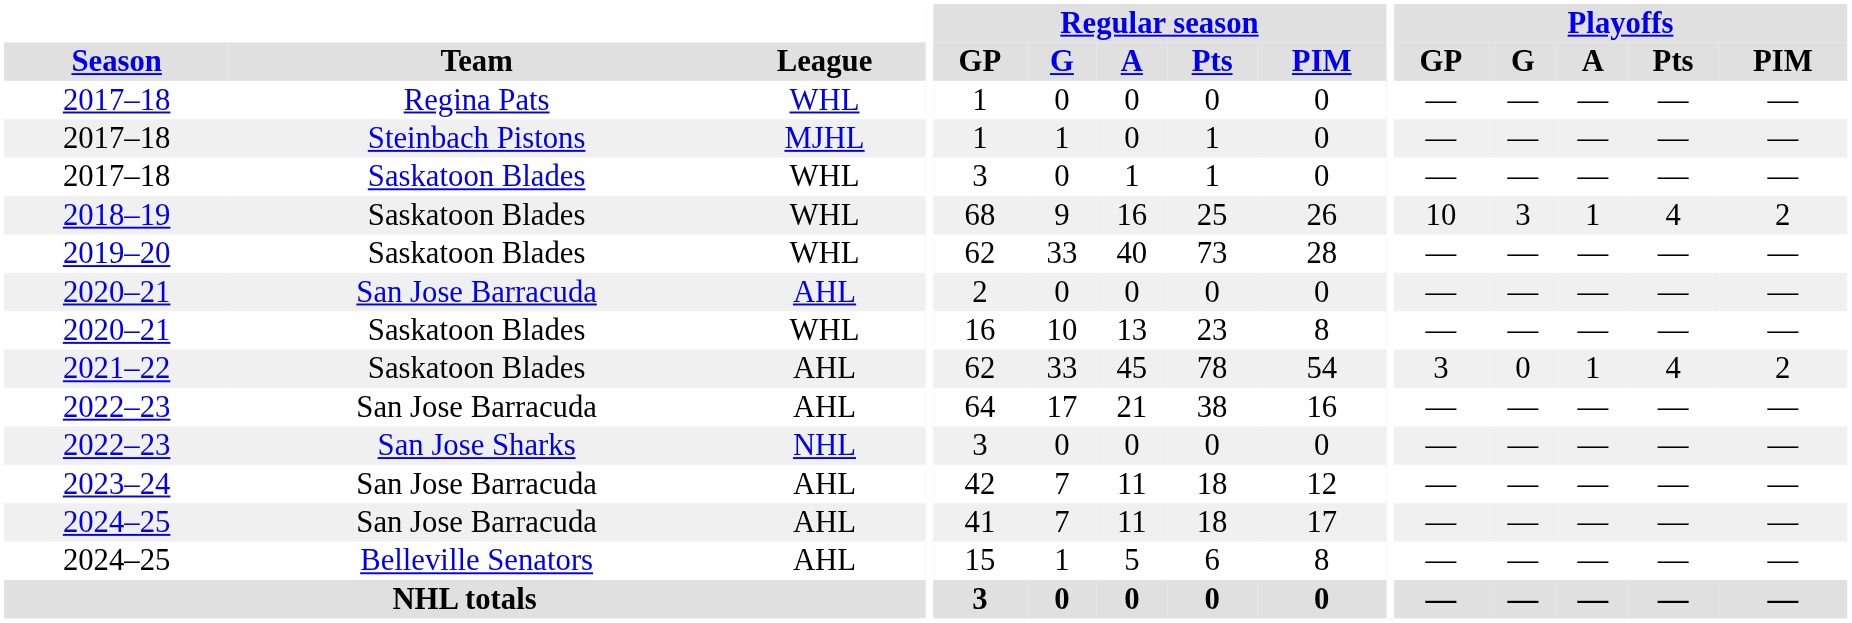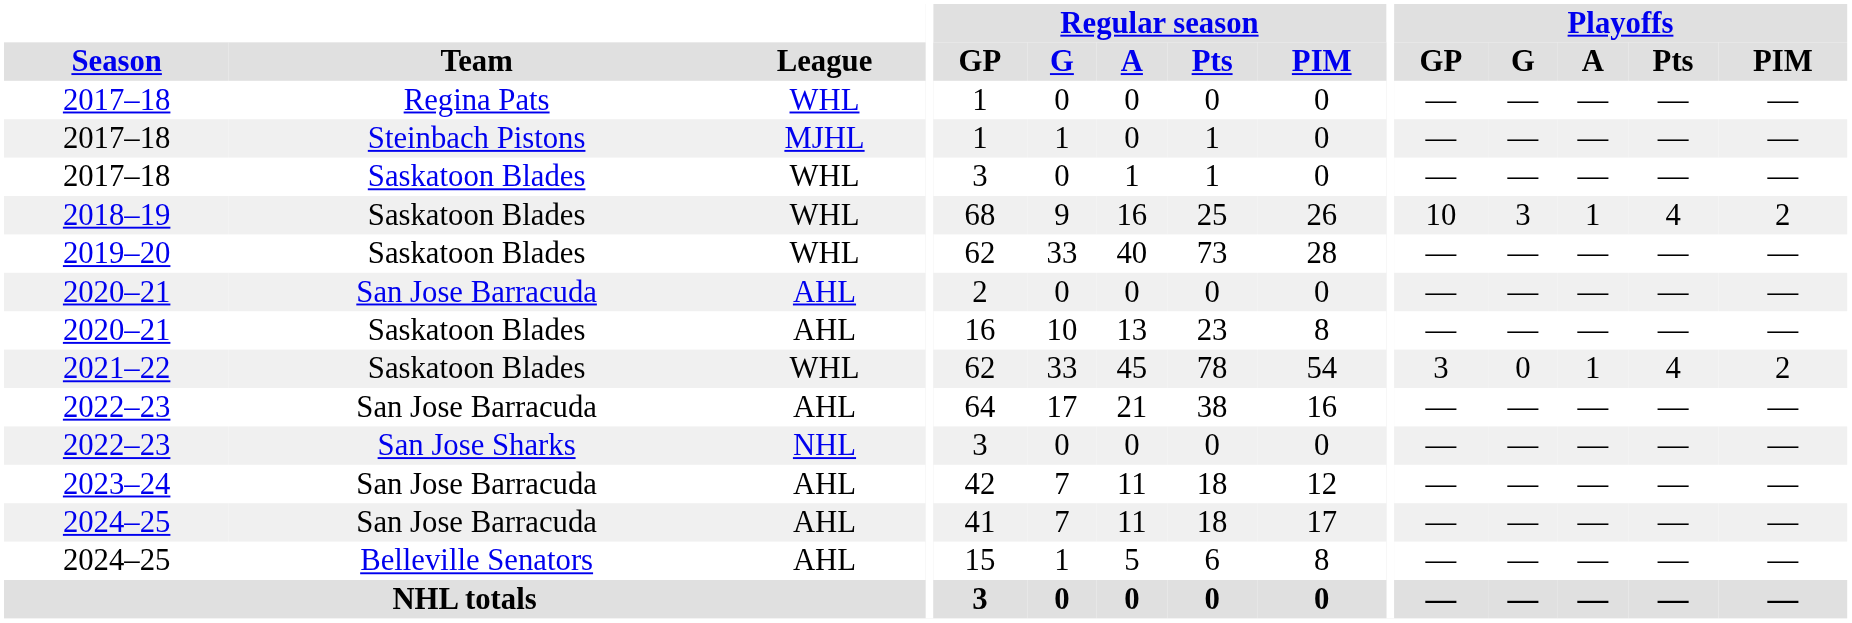(824, 329) WHL -> (824, 329) AHL
(824, 368) AHL -> (824, 368) WHL
